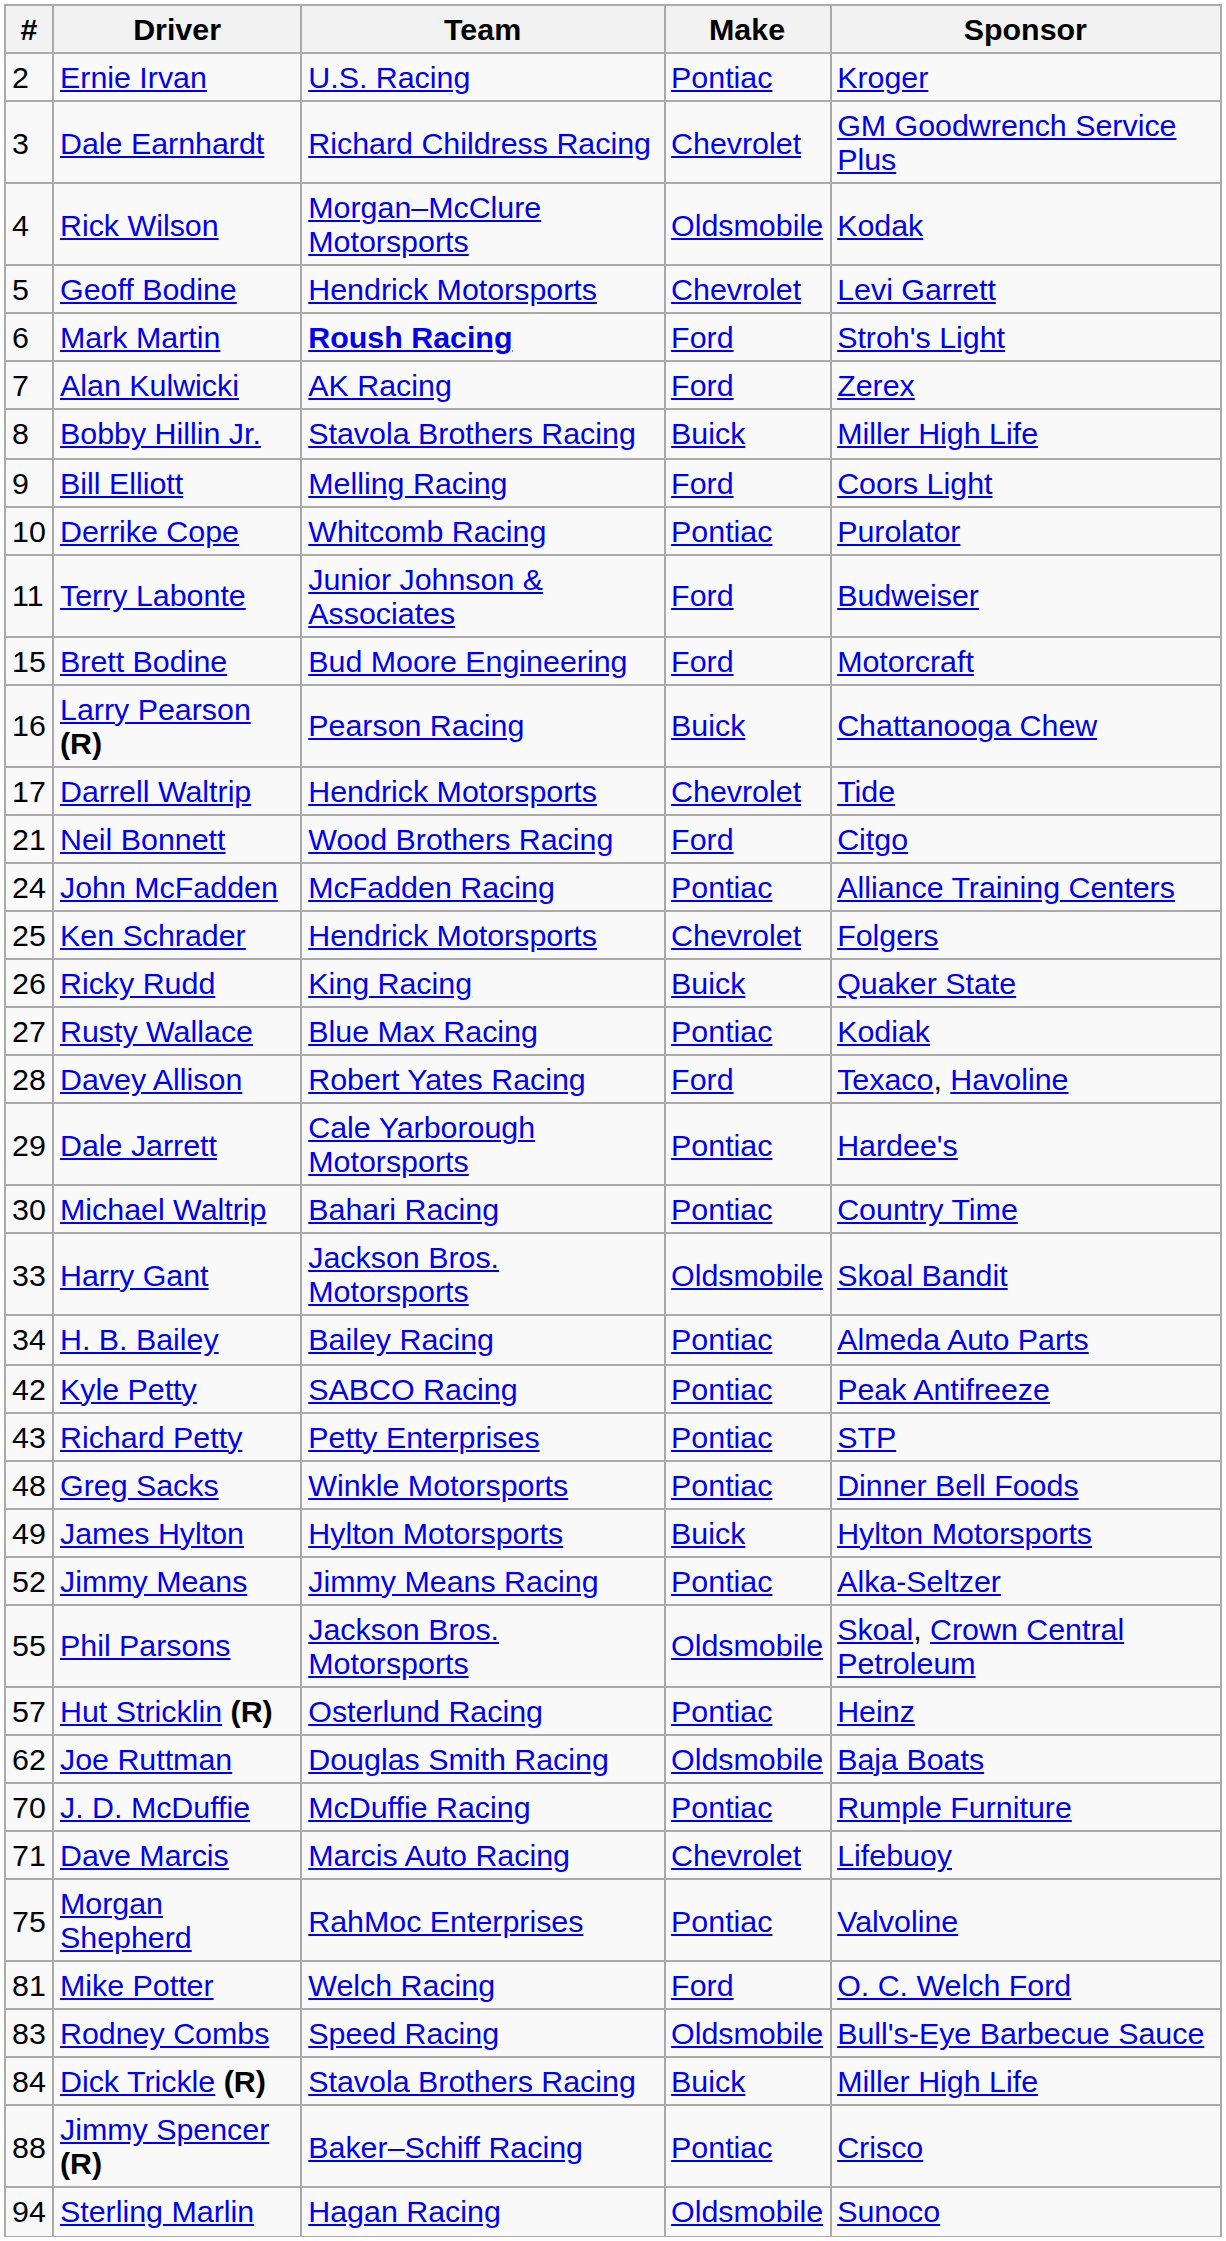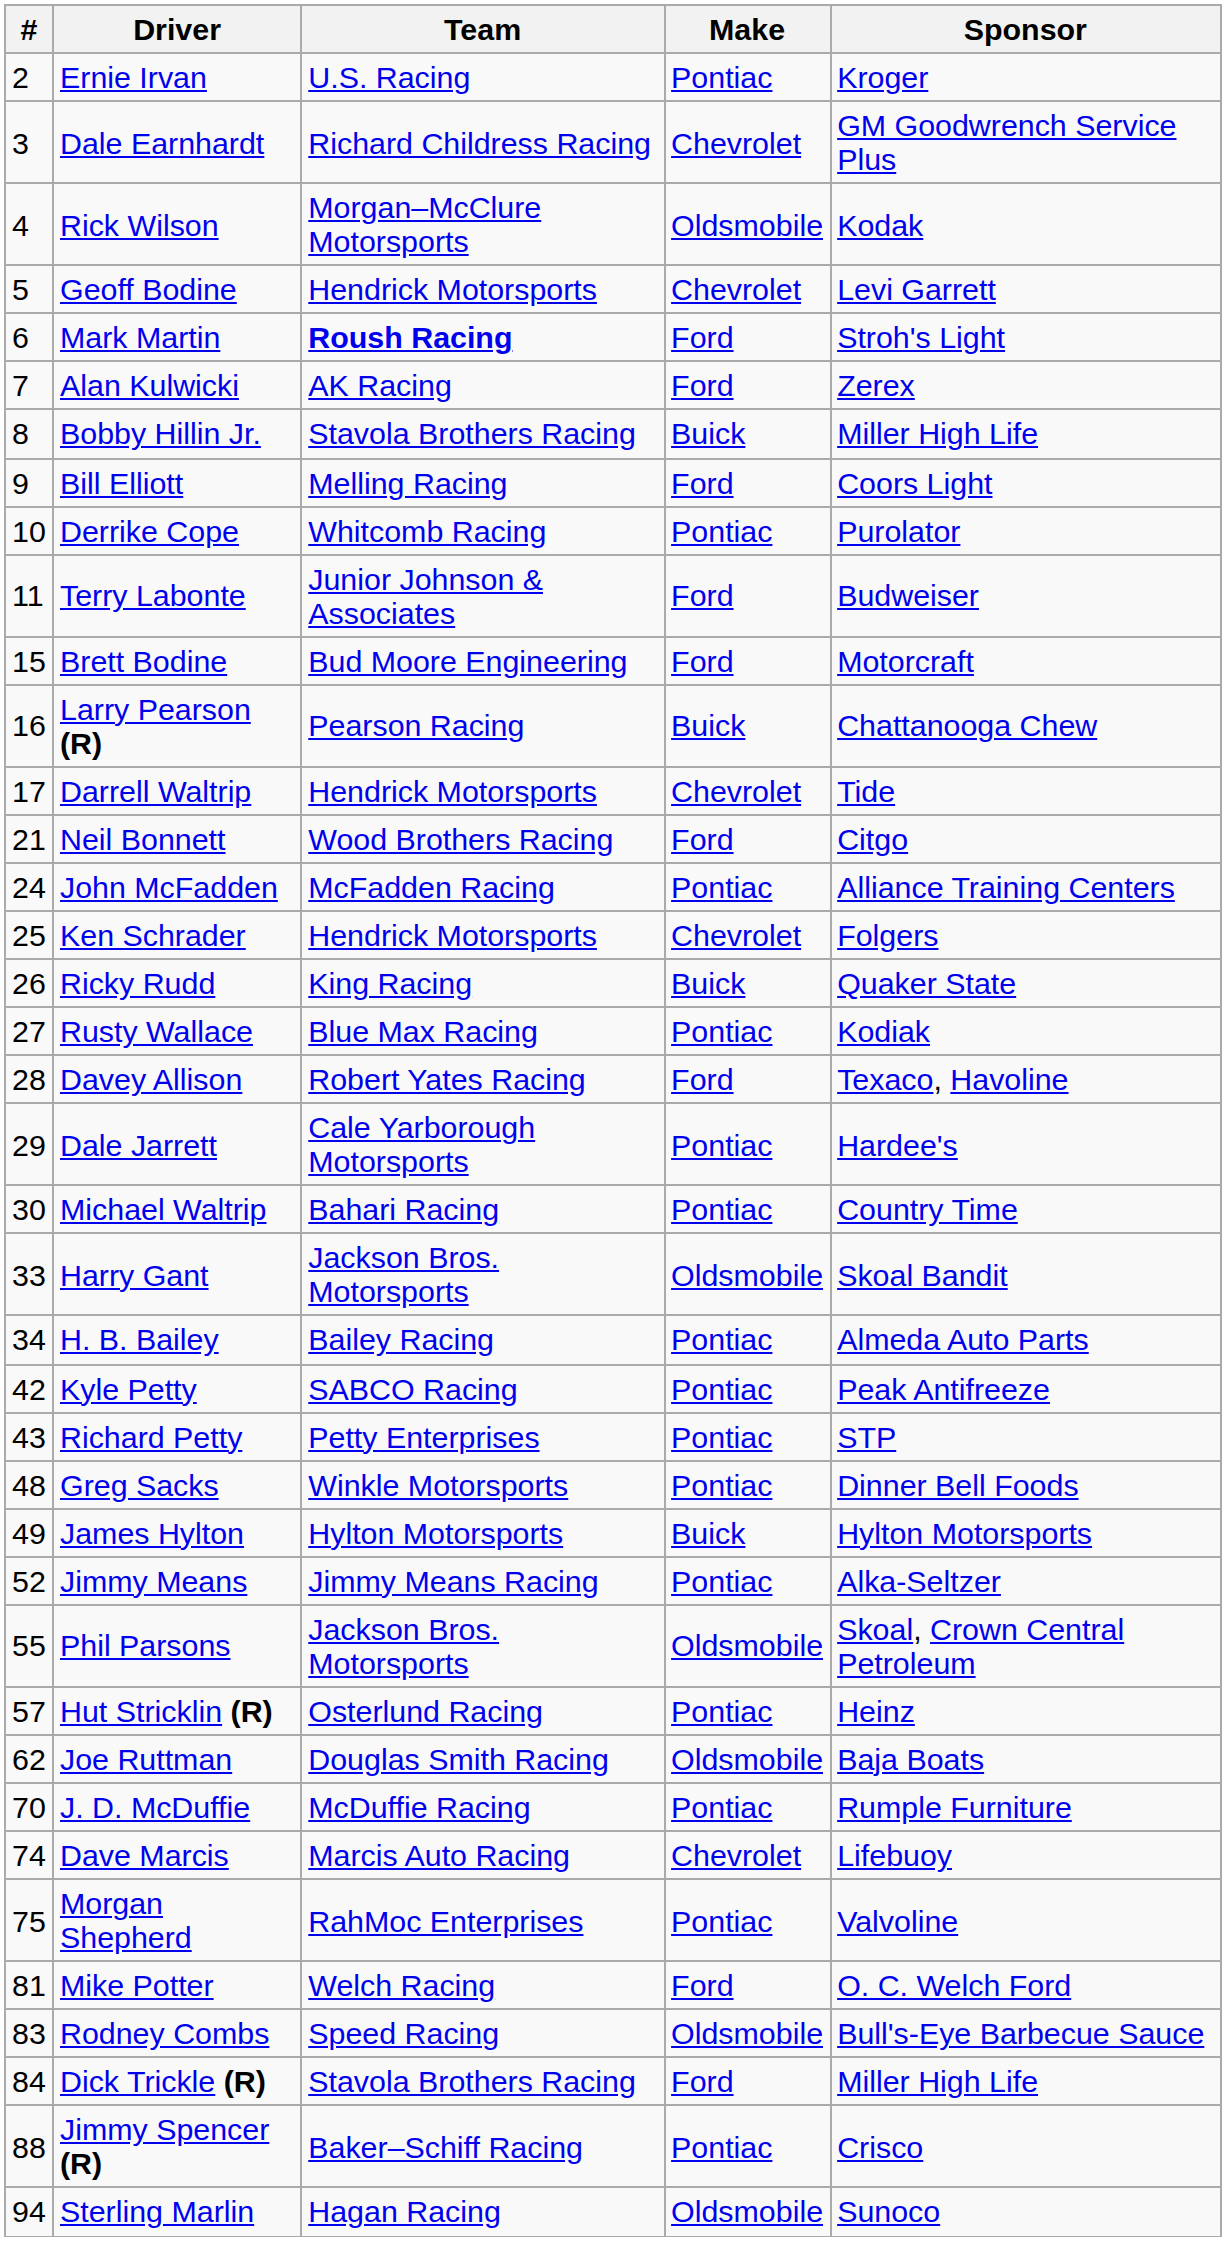(29, 1855) 71 -> (29, 1855) 74
(708, 2082) Buick -> (702, 2082) Ford
